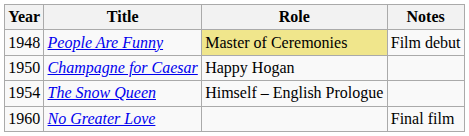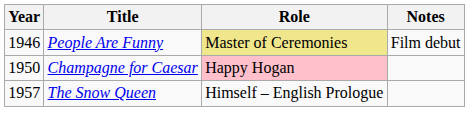(24, 42) 1948 -> (24, 42) 1946
(250, 67) no background -> (250, 67) pink background
(24, 93) 1954 -> (24, 93) 1957
- row: (101, 118)
